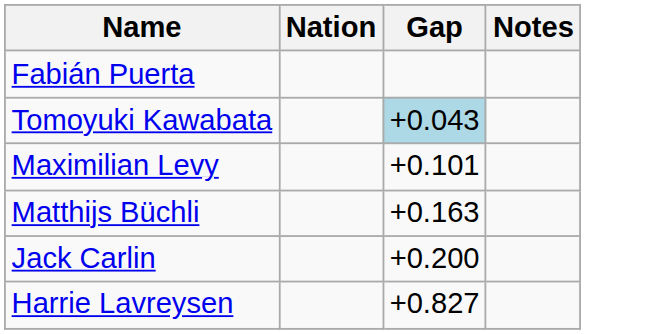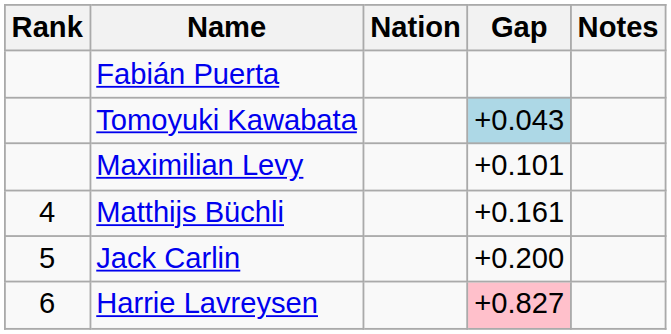+ column: (47, 27)
(435, 212) +0.163 -> (519, 212) +0.161
(435, 304) no background -> (519, 304) pink background
